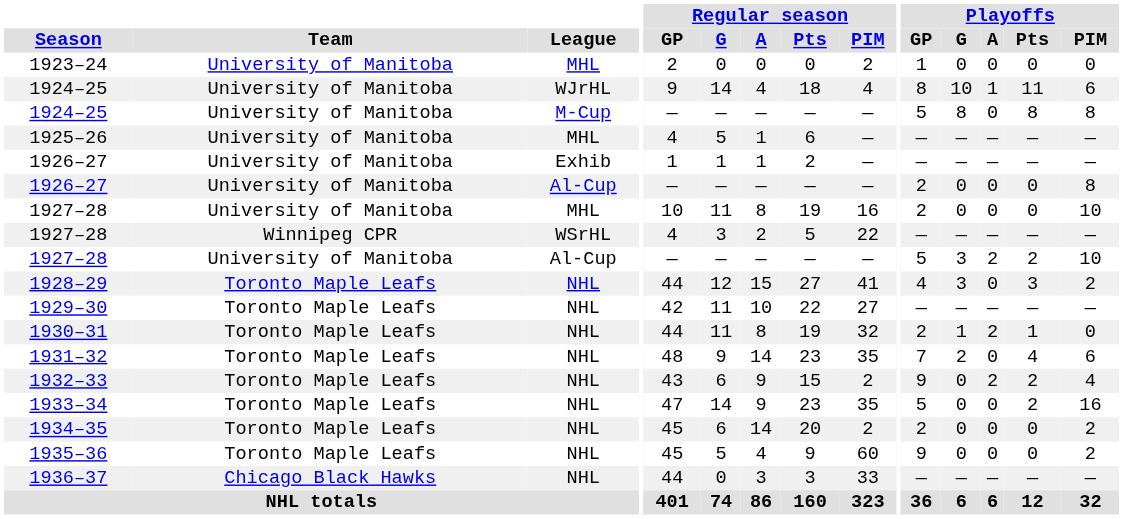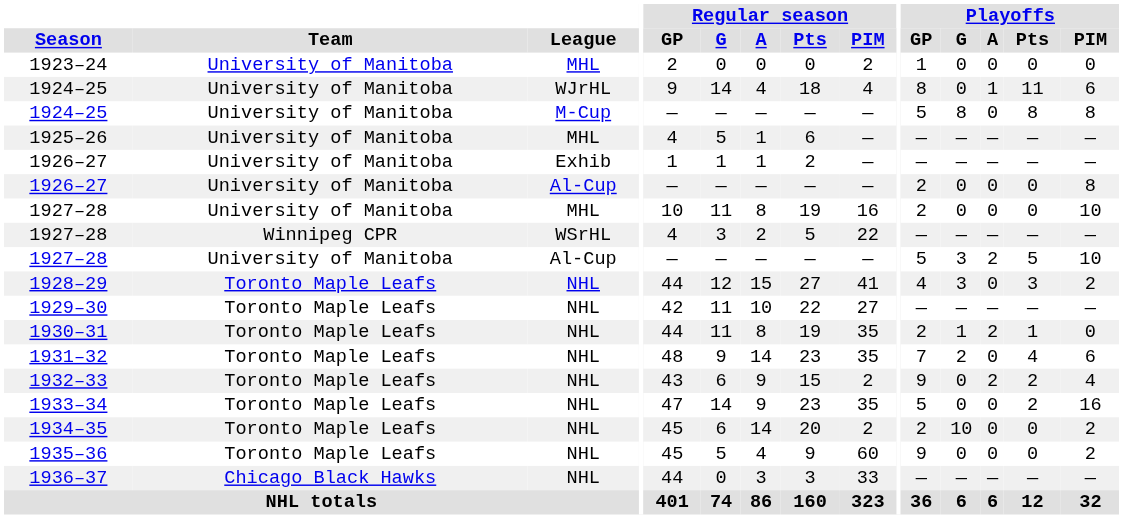(961, 89) 10 -> (961, 89) 0
(1033, 259) 2 -> (1033, 259) 5
(868, 332) 32 -> (868, 332) 35
(961, 429) 0 -> (961, 429) 10
